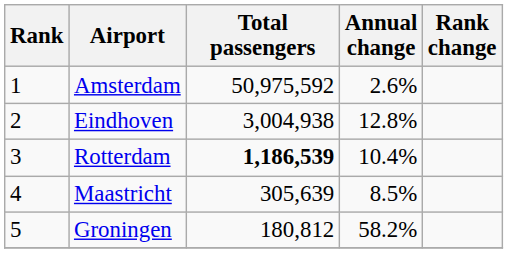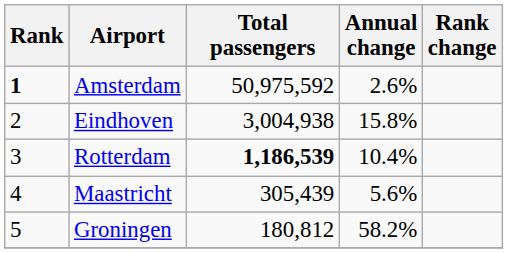(16, 84) normal -> (16, 84) bold
(388, 120) 12.8% -> (388, 120) 15.8%
(297, 193) 305,639 -> (297, 193) 305,439
(393, 193) 8.5% -> (393, 193) 5.6%
